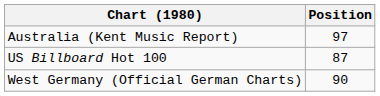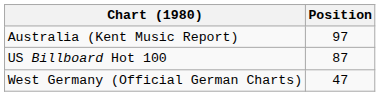(340, 80) 90 -> (340, 80) 47
